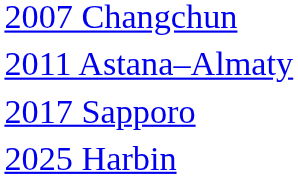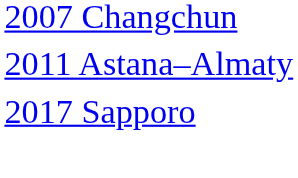- row: (90, 158)
